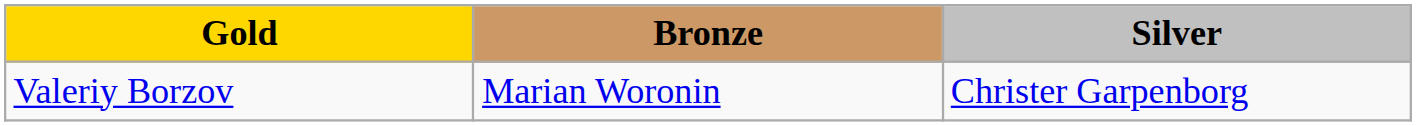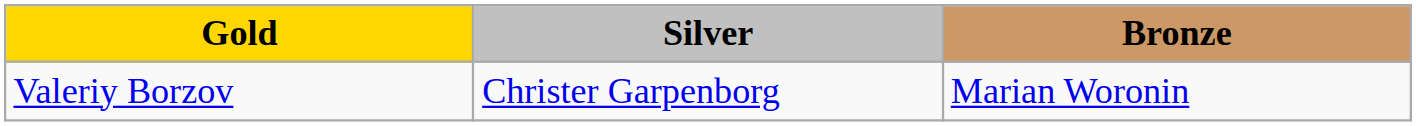columns swapped: (1177, 33) <-> (708, 33)
